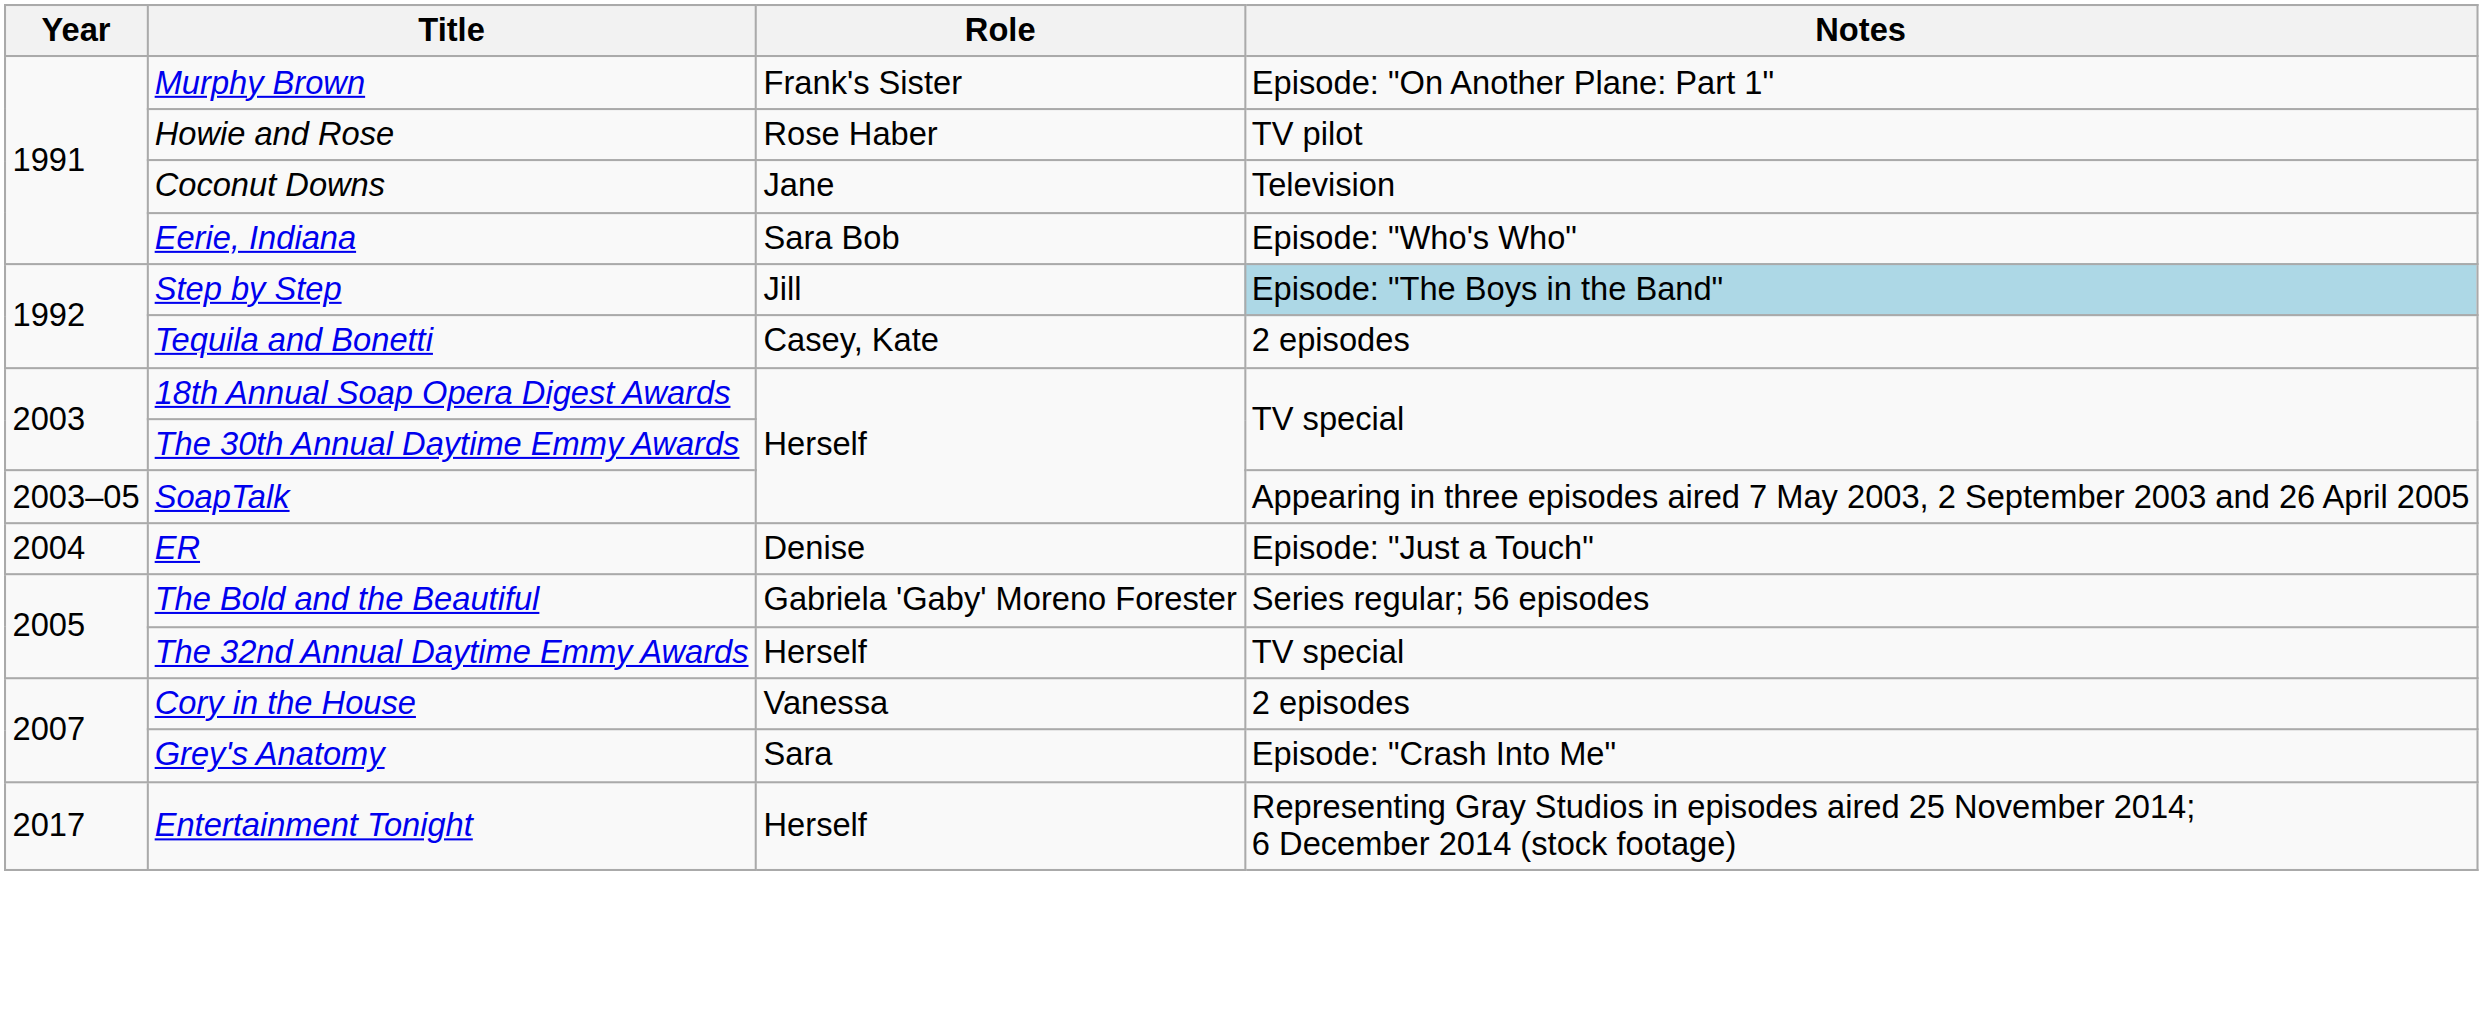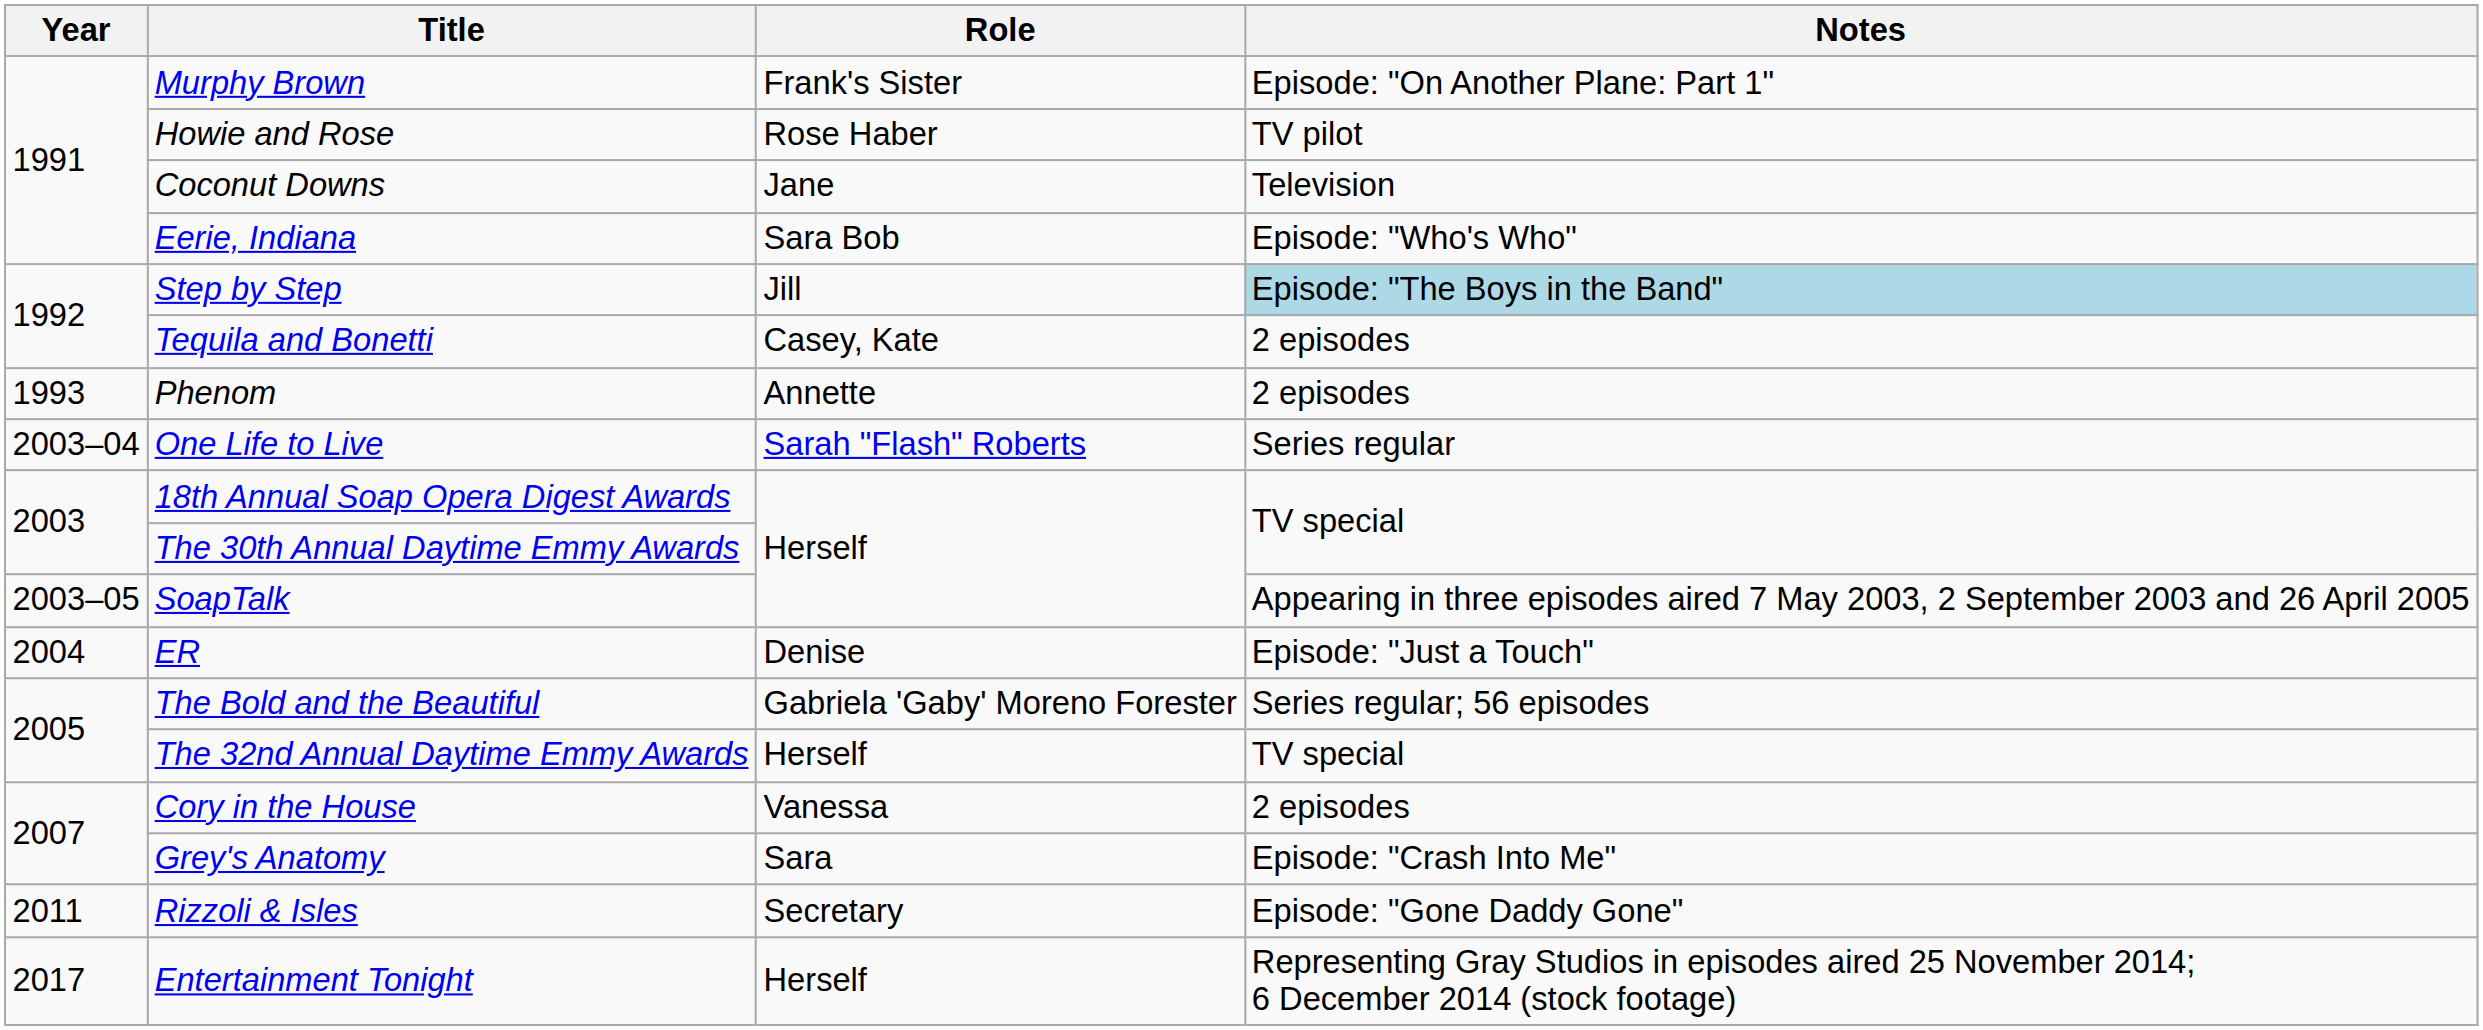+ row: (215, 392)
+ row: (269, 444)
+ row: (256, 910)
